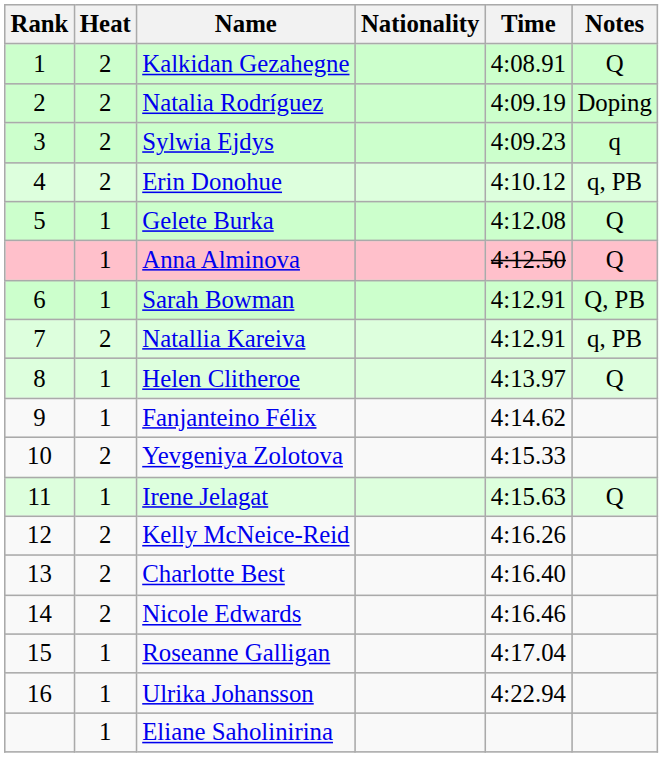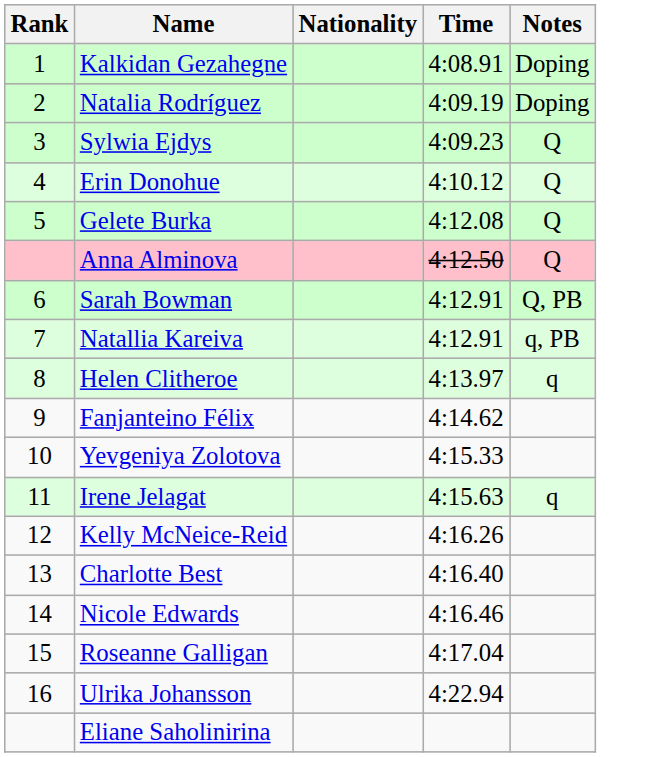- column: (105, 24)
(615, 63) Q -> (552, 63) Doping
(615, 142) q -> (552, 142) Q
(615, 181) q, PB -> (552, 181) Q
(615, 378) Q -> (552, 378) q
(615, 496) Q -> (552, 496) q
